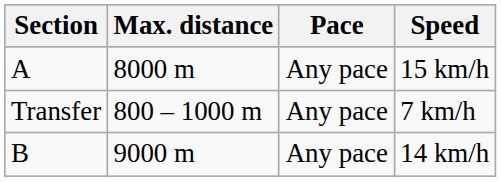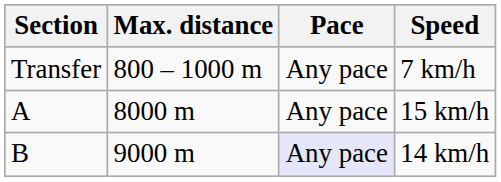rows swapped: (445, 68) <-> (438, 111)
(337, 153) no background -> (337, 153) lavender background
